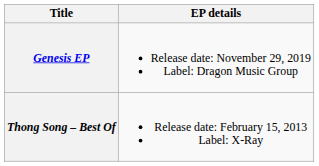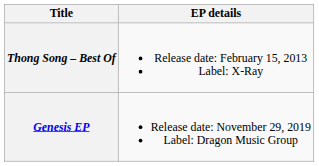rows swapped: (61, 126) <-> (61, 57)
